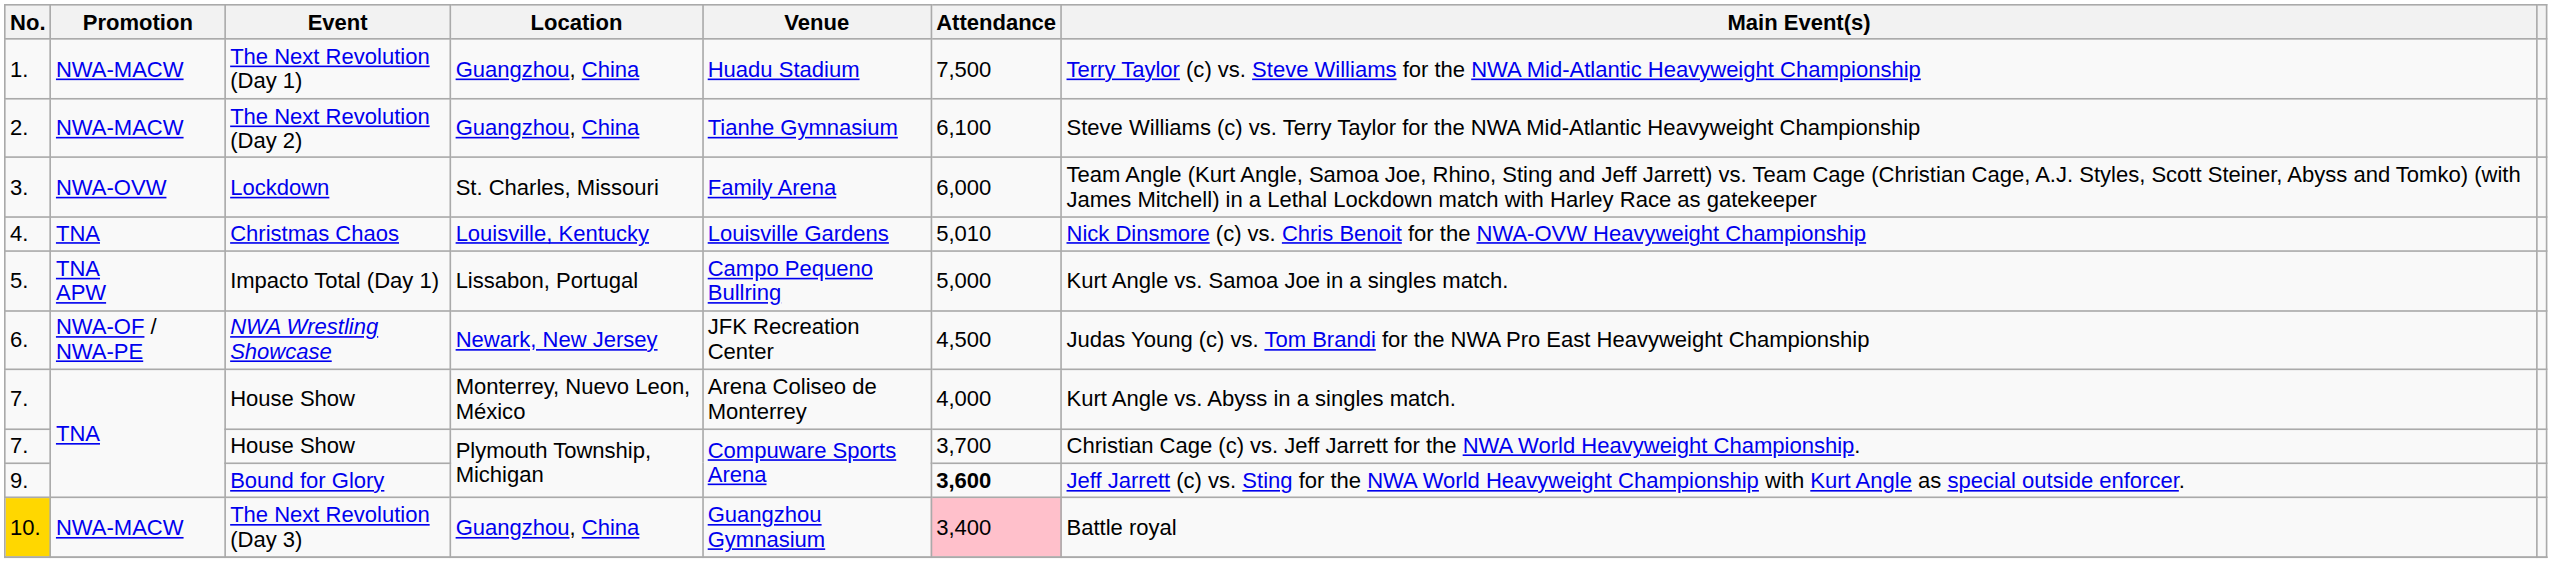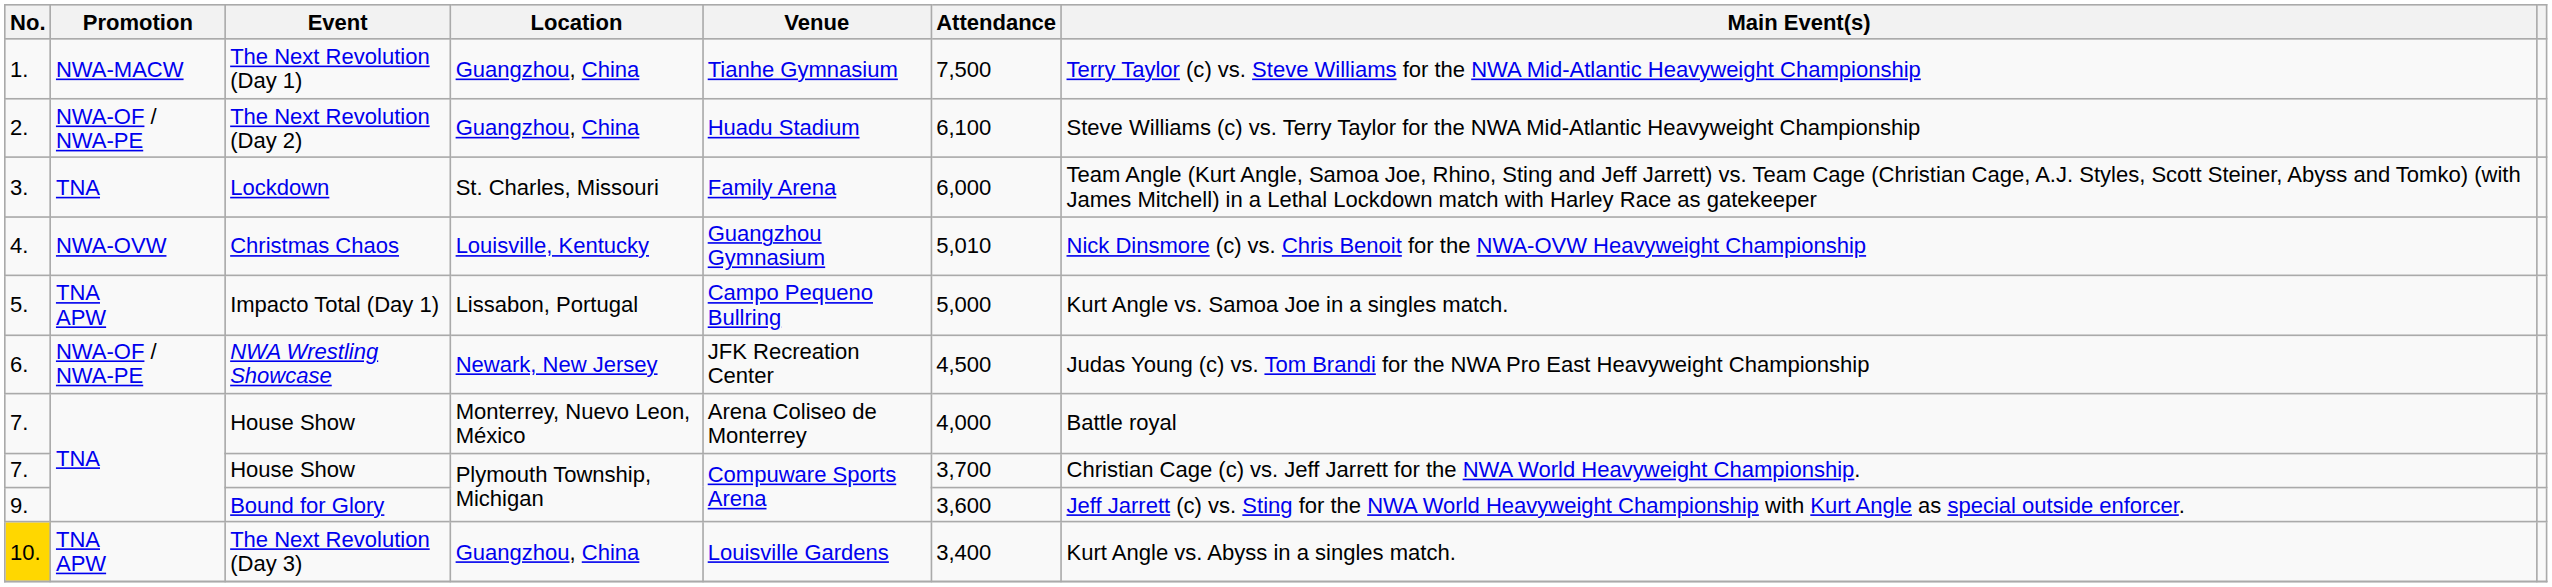(784, 69) Huadu Stadium -> (803, 69) Tianhe Gymnasium
(120, 128) NWA-MACW -> (106, 128) NWA-OF / NWA-PE
(803, 128) Tianhe Gymnasium -> (784, 128) Huadu Stadium
(111, 187) NWA-OVW -> (78, 187) TNA
(78, 234) TNA -> (111, 246) NWA-OVW
(798, 234) Louisville Gardens -> (766, 246) Guangzhou Gymnasium
(1261, 399) Kurt Angle vs. Abyss in a singles match. -> (1122, 423) Battle royal
(964, 480) bold -> (964, 504) normal
(120, 527) NWA-MACW -> (81, 551) TNA APW
(766, 527) Guangzhou Gymnasium -> (798, 551) Louisville Gardens
(964, 527) pink background -> (964, 551) no background
(1122, 527) Battle royal -> (1261, 551) Kurt Angle vs. Abyss in a singles match.
